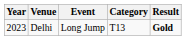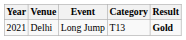(16, 27) 2023 -> (16, 27) 2021
